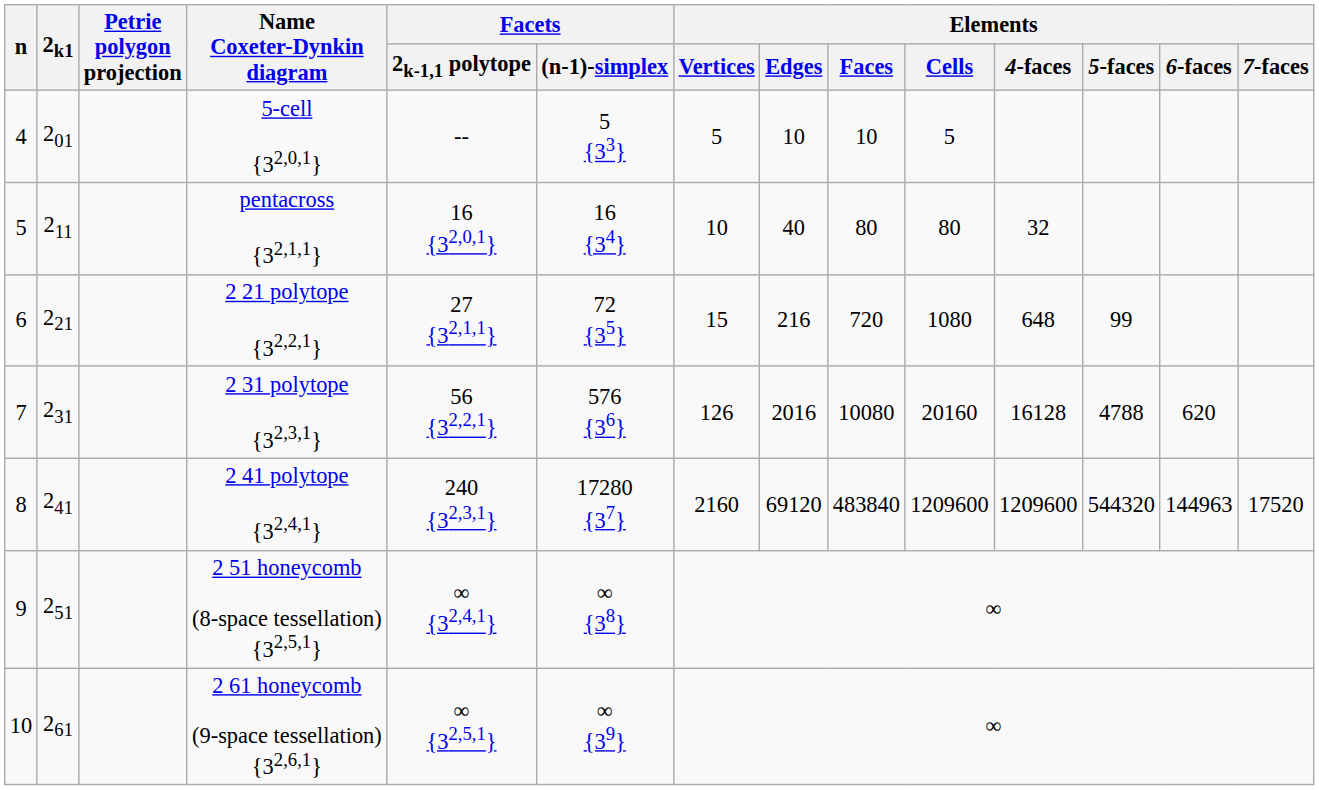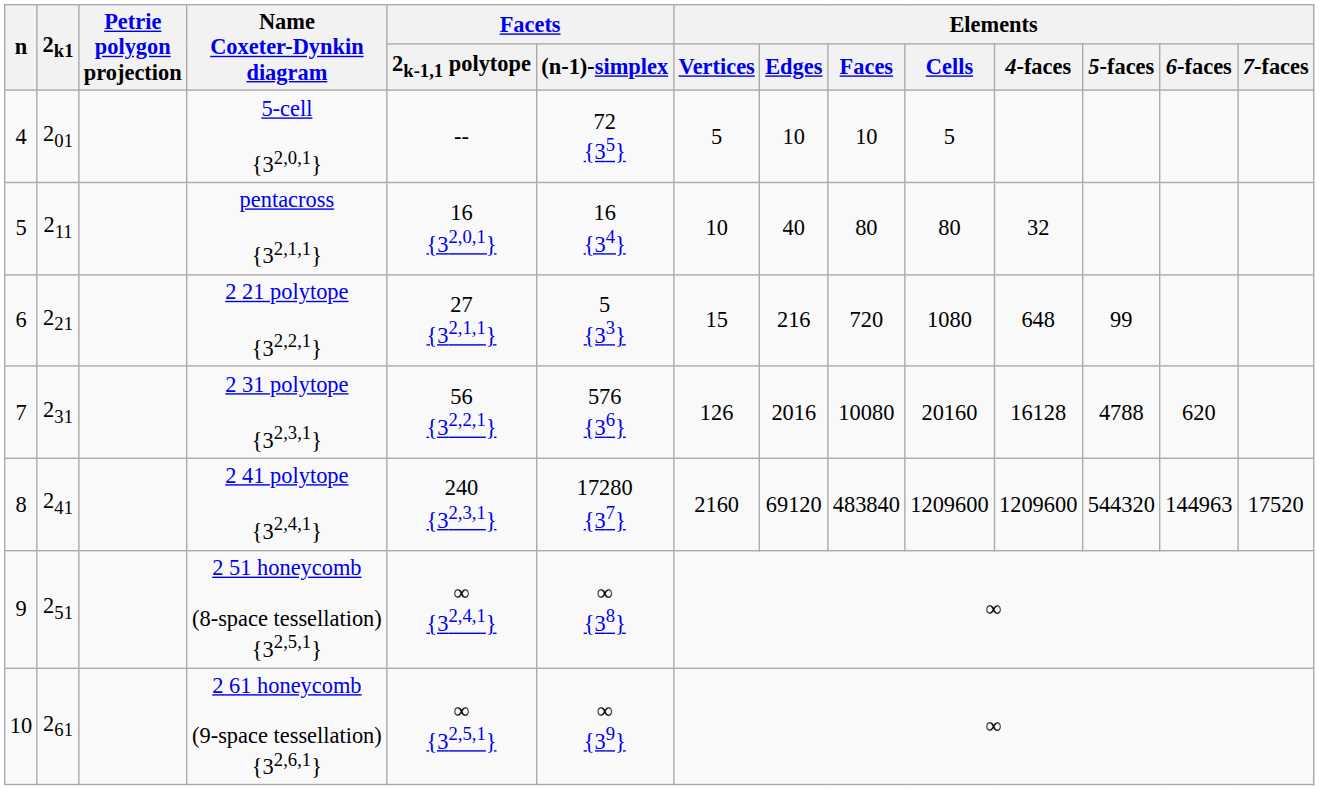(605, 136) 5 {33} -> (605, 136) 72 {35}
(605, 320) 72 {35} -> (605, 320) 5 {33}
